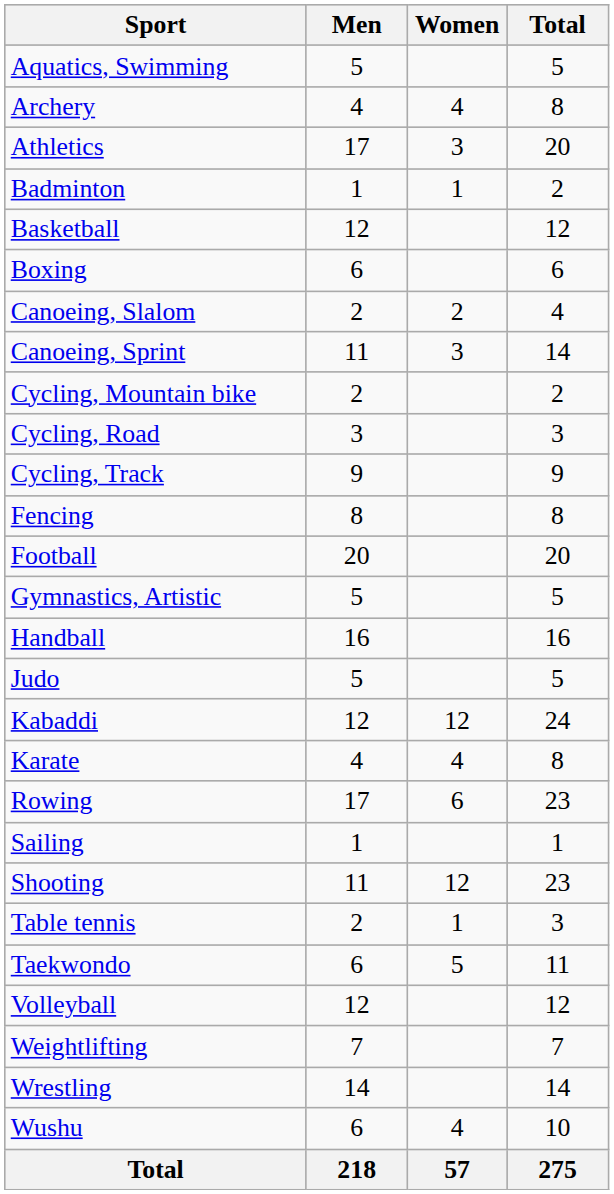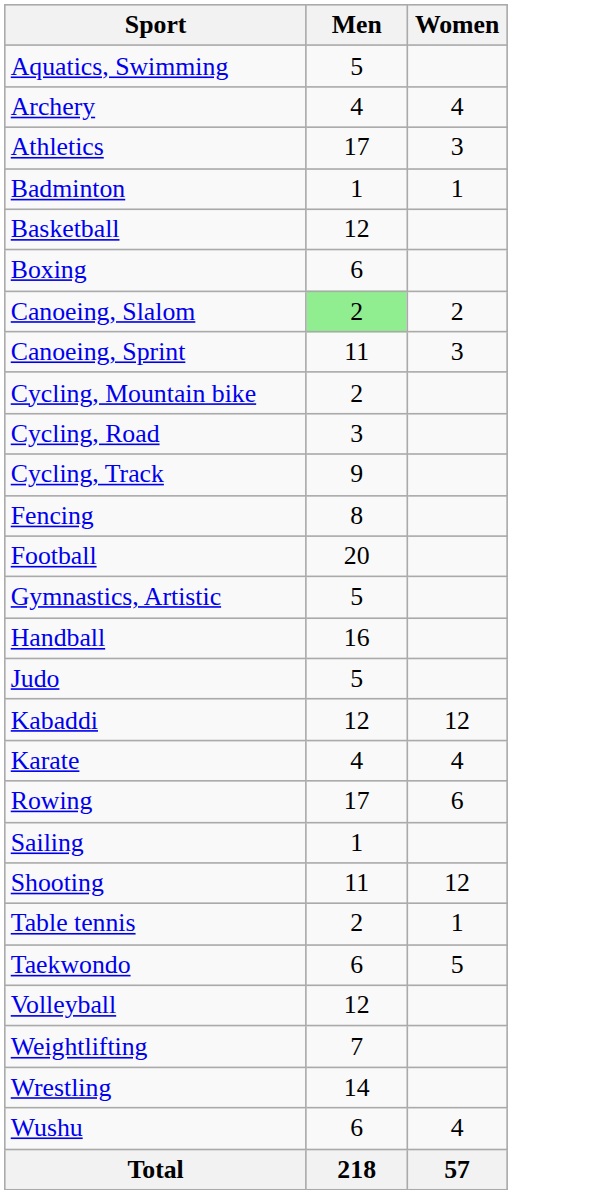- column: (558, 24)
(357, 310) no background -> (357, 310) lightgreen background
